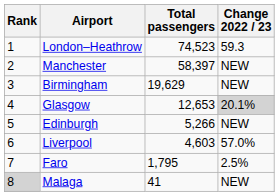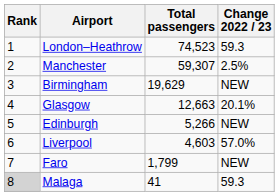(197, 66) 58,397 -> (197, 66) 59,307
(235, 66) NEW -> (235, 66) 2.5%
(197, 104) 12,653 -> (197, 104) 12,663
(238, 104) lightgrey background -> (238, 104) no background
(163, 162) 1,795 -> (163, 162) 1,799
(235, 162) 2.5% -> (235, 162) NEW
(235, 182) NEW -> (233, 182) 59.3
